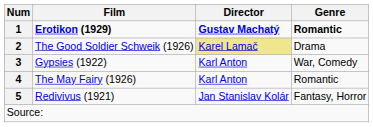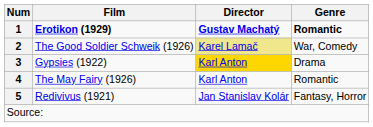(310, 46) Drama -> (326, 46) War, Comedy
(223, 63) no background -> (223, 63) gold background
(326, 63) War, Comedy -> (310, 63) Drama
